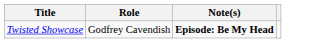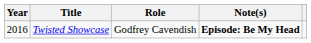+ column: (17, 12)
